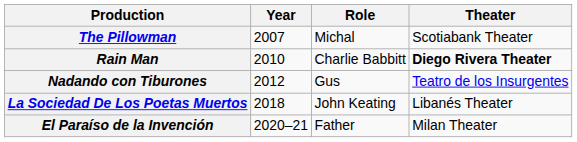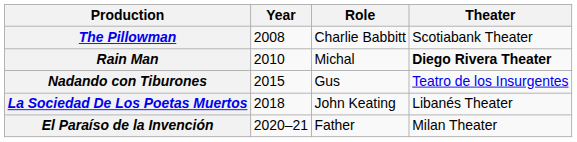(269, 37) 2007 -> (269, 37) 2008
(335, 37) Michal -> (360, 37) Charlie Babbitt
(360, 59) Charlie Babbitt -> (335, 59) Michal
(269, 81) 2012 -> (269, 81) 2015
